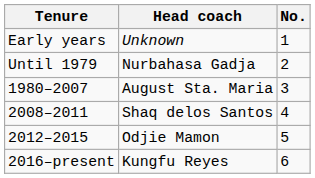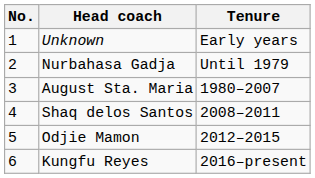columns swapped: (293, 17) <-> (61, 17)
